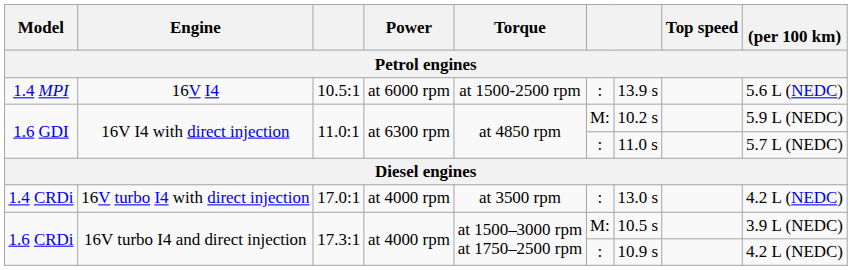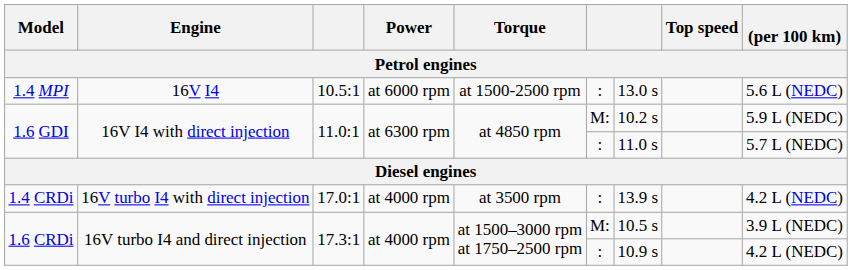(638, 90) 13.9 s -> (638, 90) 13.0 s
(638, 198) 13.0 s -> (638, 198) 13.9 s
